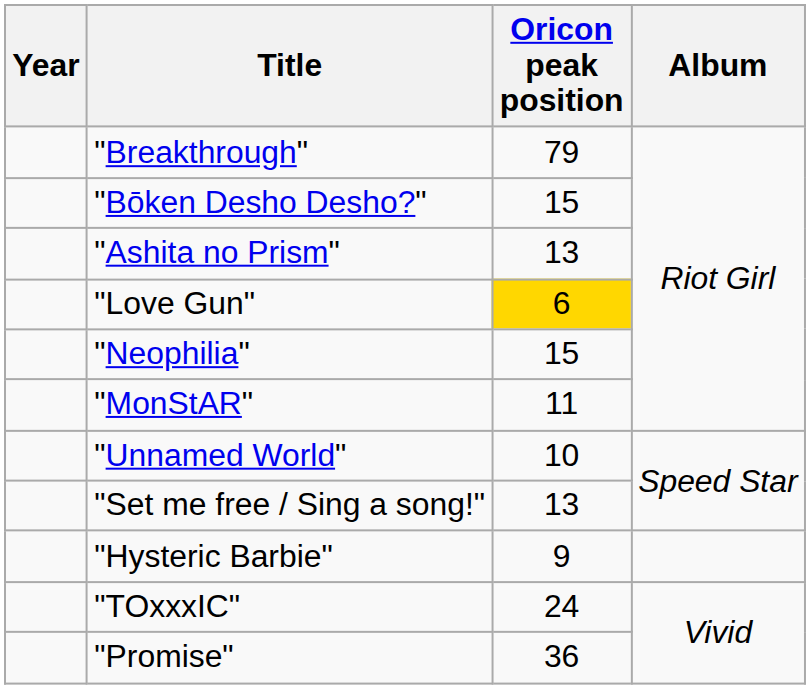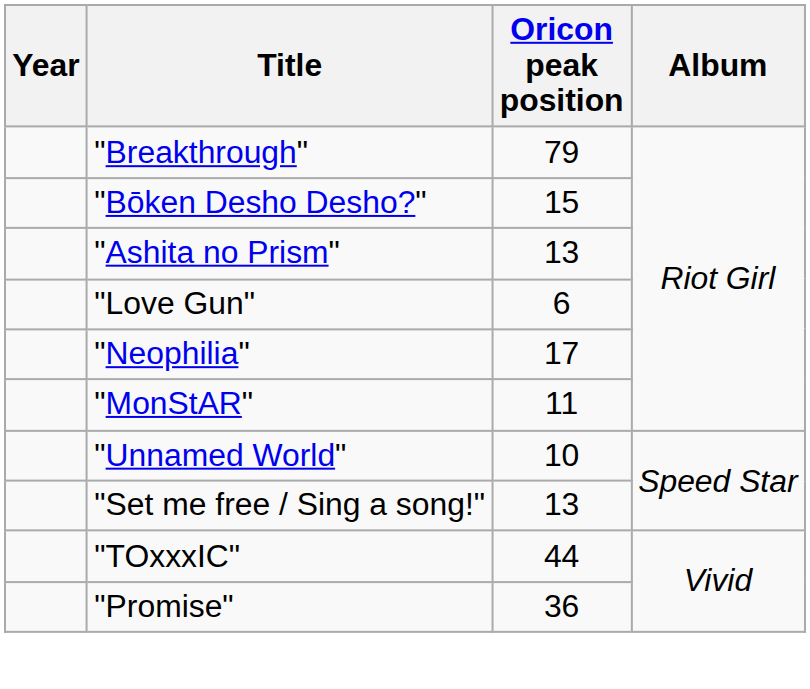(562, 303) gold background -> (562, 303) no background
(562, 353) 15 -> (562, 353) 17
- row: (214, 555)
(562, 606) 24 -> (562, 555) 44
